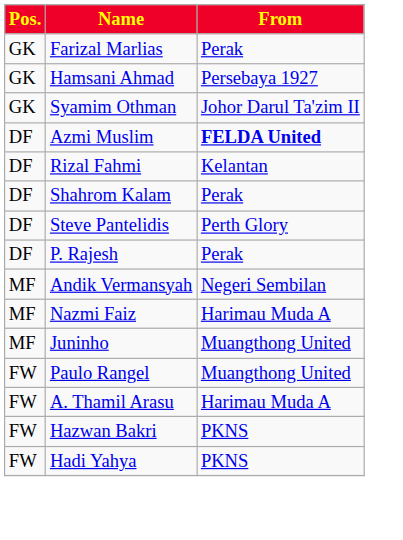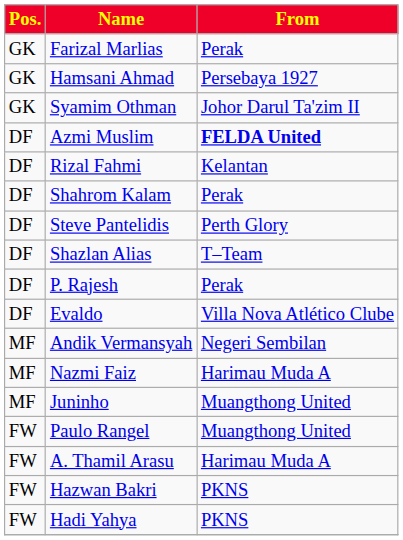+ row: (101, 254)
+ row: (76, 313)
